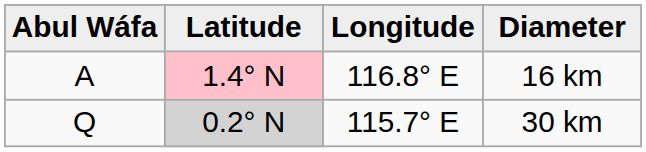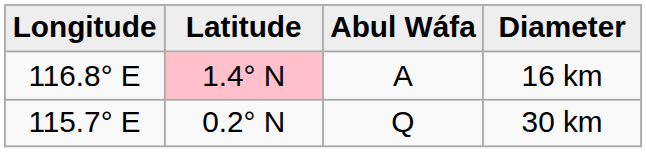columns swapped: (85, 28) <-> (403, 28)
(244, 122) lightgrey background -> (244, 122) no background
